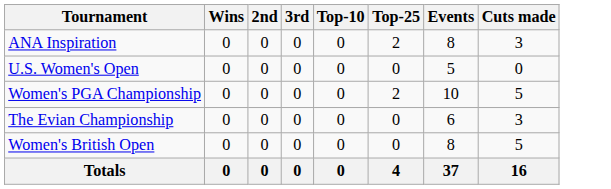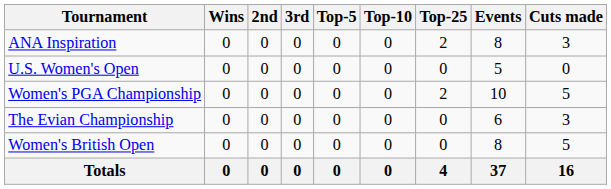+ column: (337, 17)
